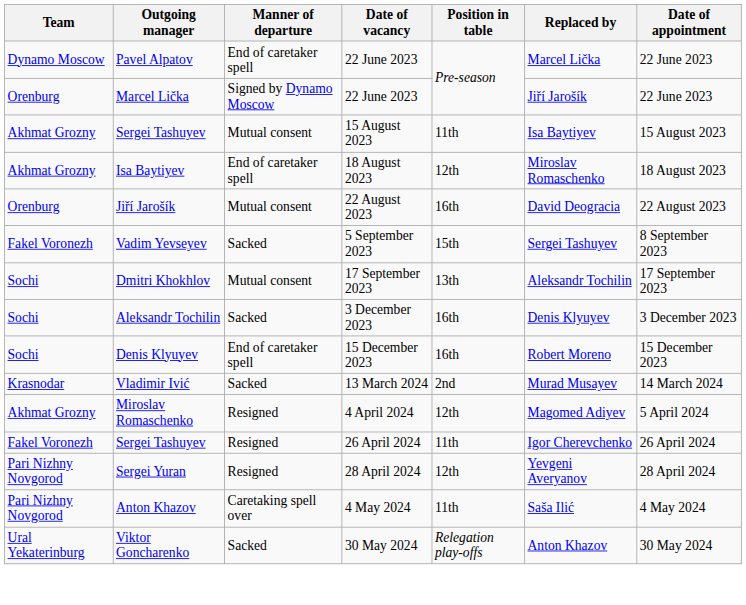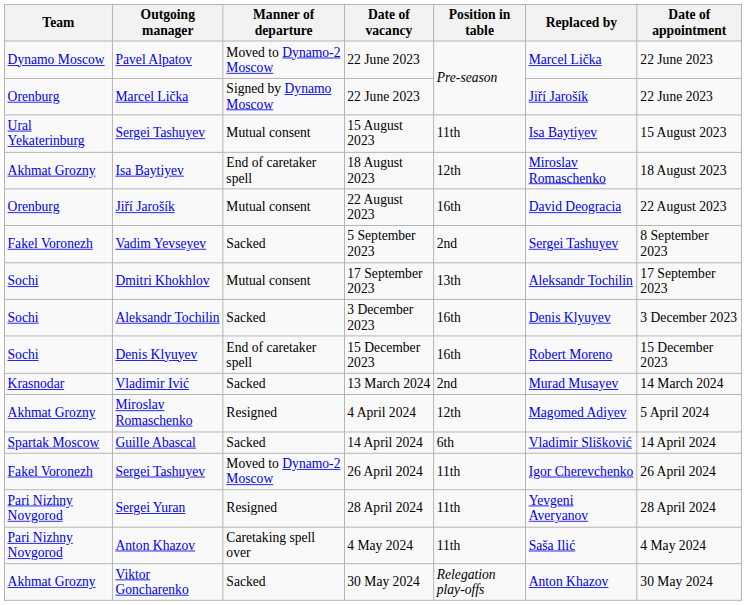(272, 59) End of caretaker spell -> (283, 59) Moved to Dynamo-2 Moscow
(52, 133) Akhmat Grozny -> (46, 133) Ural Yekaterinburg
(447, 244) 15th -> (447, 244) 2nd
+ row: (156, 442)
(253, 442) Resigned -> (283, 471) Moved to Dynamo-2 Moscow
(447, 471) 12th -> (449, 508) 11th
(46, 545) Ural Yekaterinburg -> (52, 582) Akhmat Grozny
